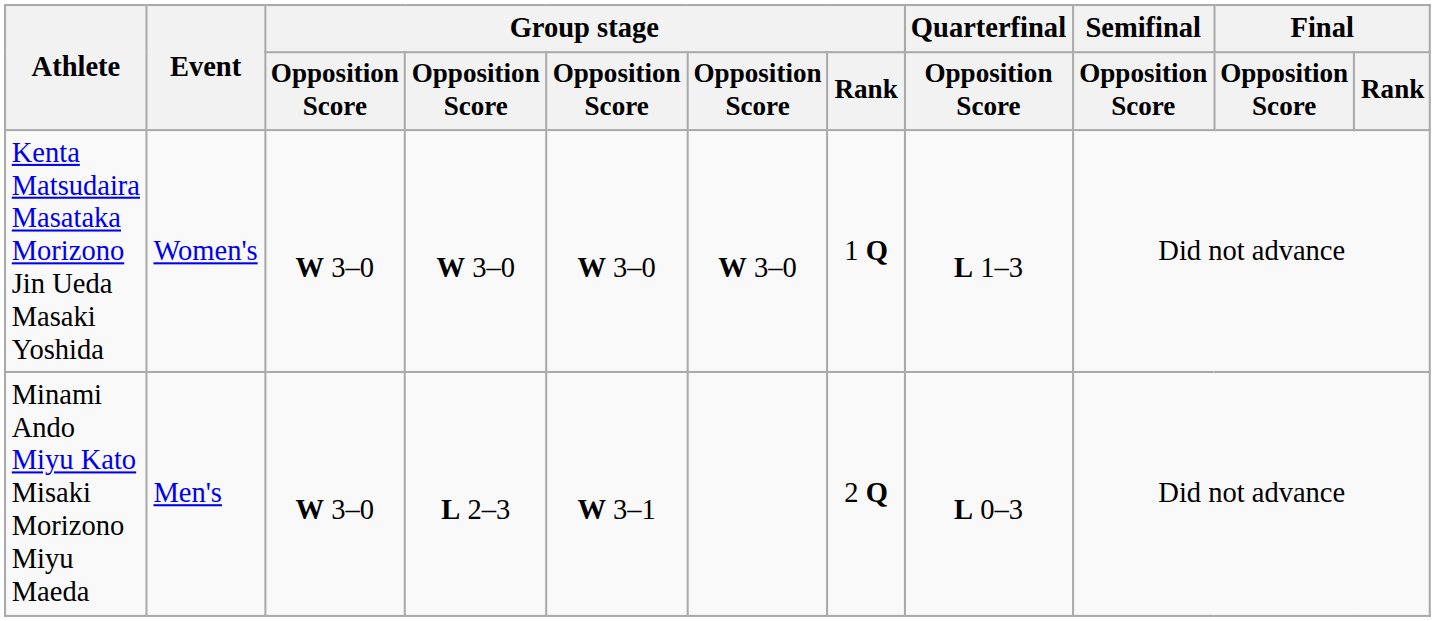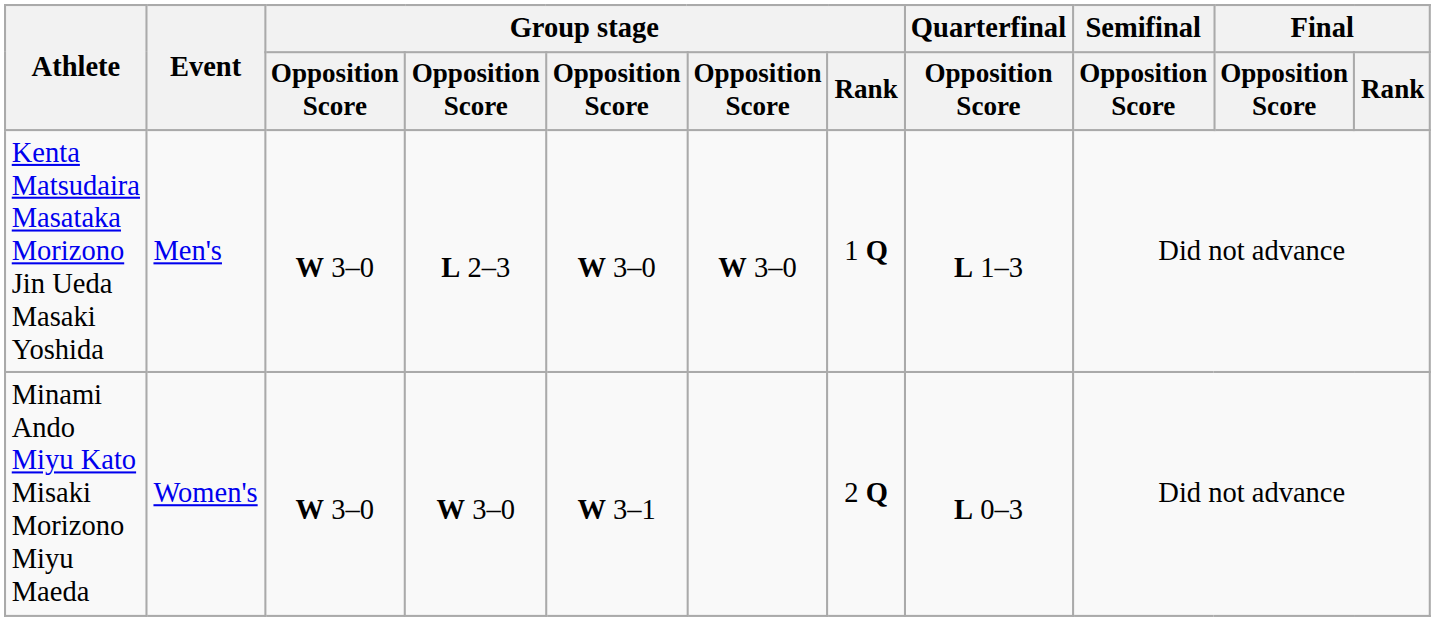(206, 250) Women's -> (188, 250) Men's
(476, 267) W 3–0 -> (476, 267) L 2–3
(188, 493) Men's -> (206, 493) Women's
(476, 510) L 2–3 -> (476, 510) W 3–0
